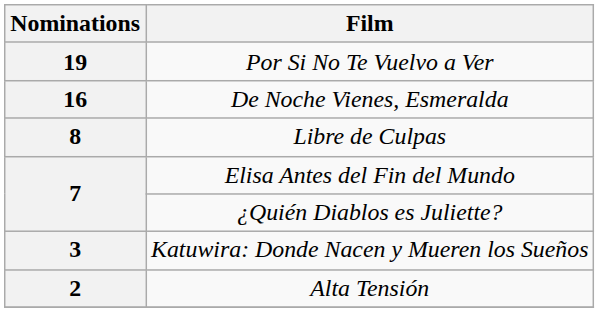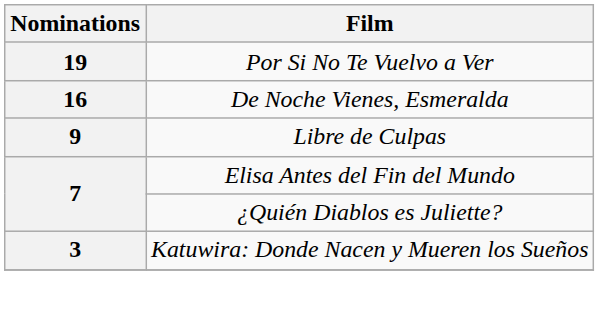(75, 136) 8 -> (75, 136) 9
- row: (370, 288)
